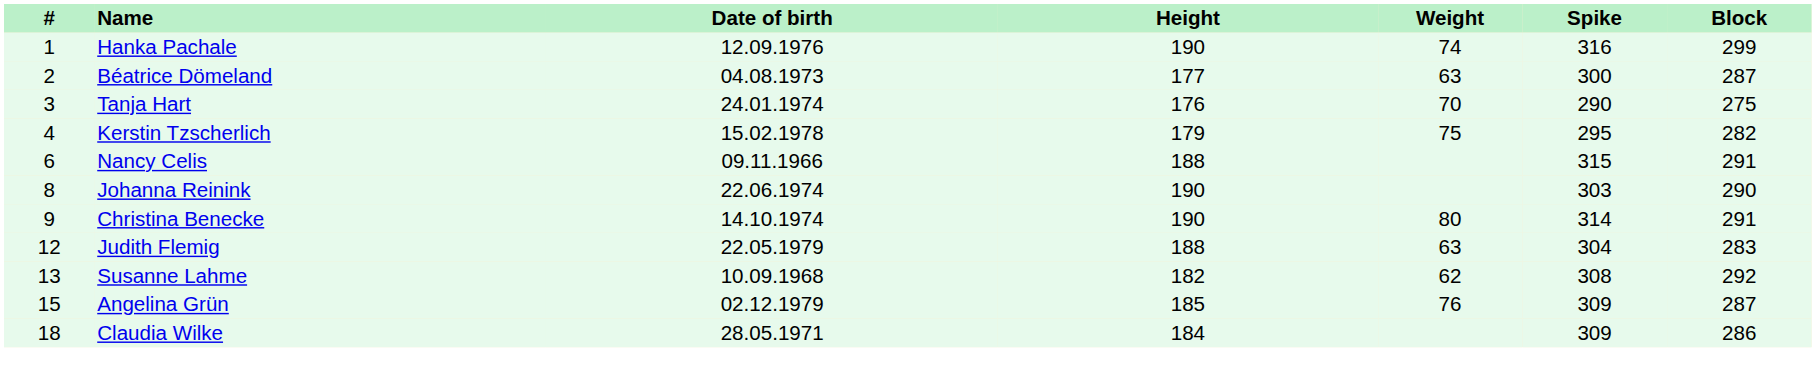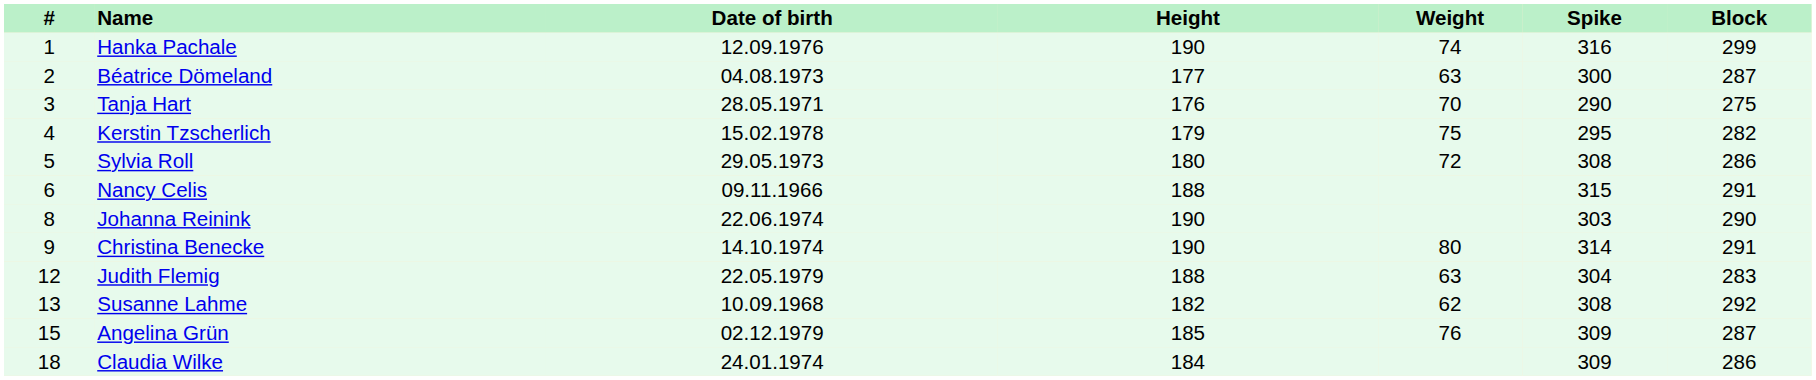(772, 104) 24.01.1974 -> (772, 104) 28.05.1971
+ row: (145, 161)
(772, 333) 28.05.1971 -> (772, 361) 24.01.1974
